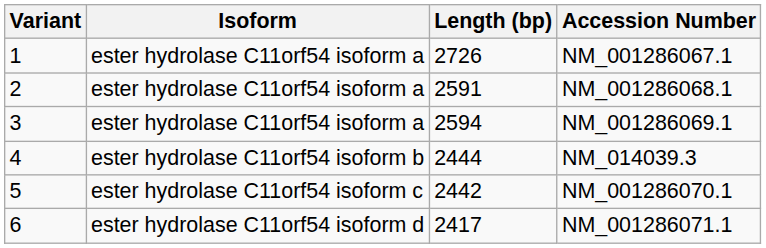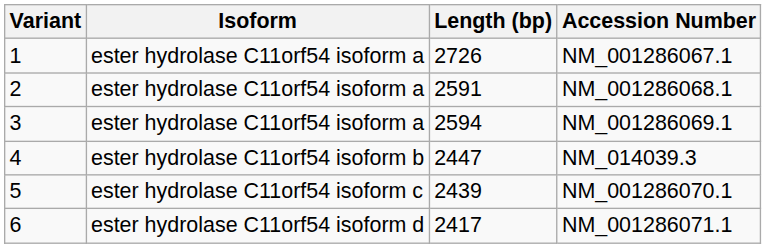(458, 157) 2444 -> (458, 157) 2447
(458, 191) 2442 -> (458, 191) 2439
